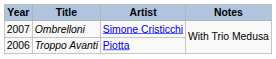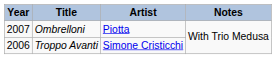(143, 29) Simone Cristicchi -> (116, 29) Piotta
(116, 45) Piotta -> (143, 45) Simone Cristicchi
